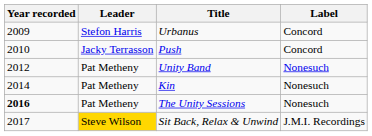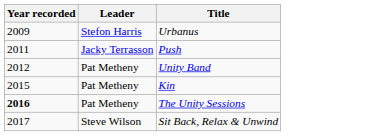- column: (324, 13)
(18, 49) 2010 -> (18, 49) 2011
(18, 85) 2014 -> (18, 85) 2015
(111, 121) gold background -> (111, 121) no background
